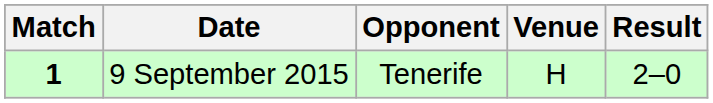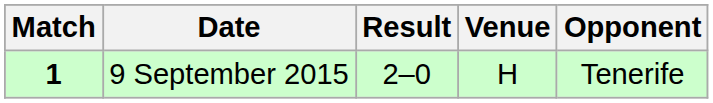columns swapped: (431, 27) <-> (657, 27)
